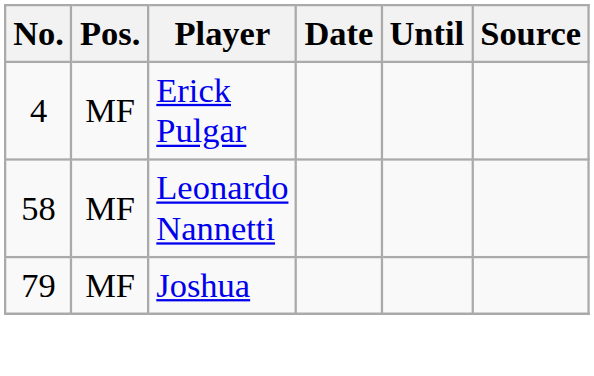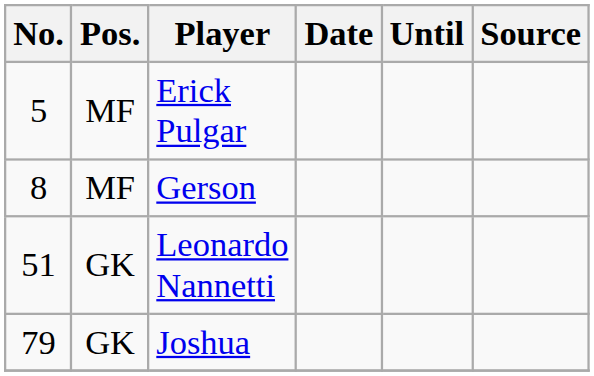(39, 110) 4 -> (39, 110) 5
+ row: (206, 187)
(39, 208) 58 -> (39, 265) 51
(110, 208) MF -> (110, 265) GK
(110, 285) MF -> (110, 342) GK
